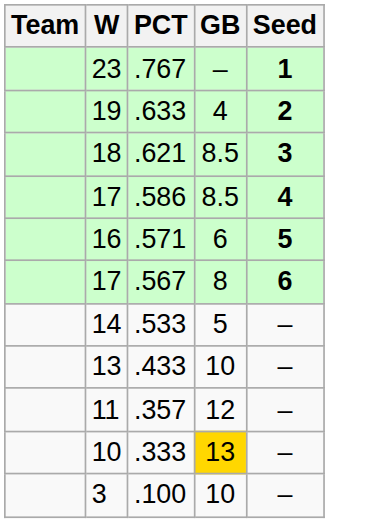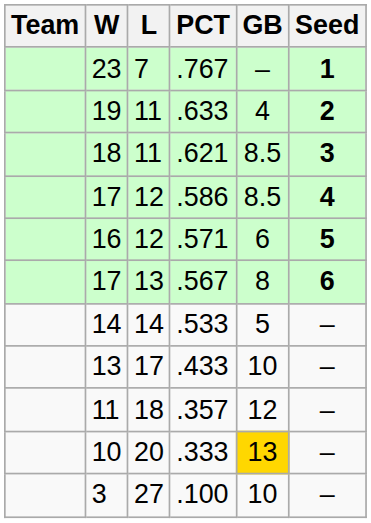+ column: (149, 25)
